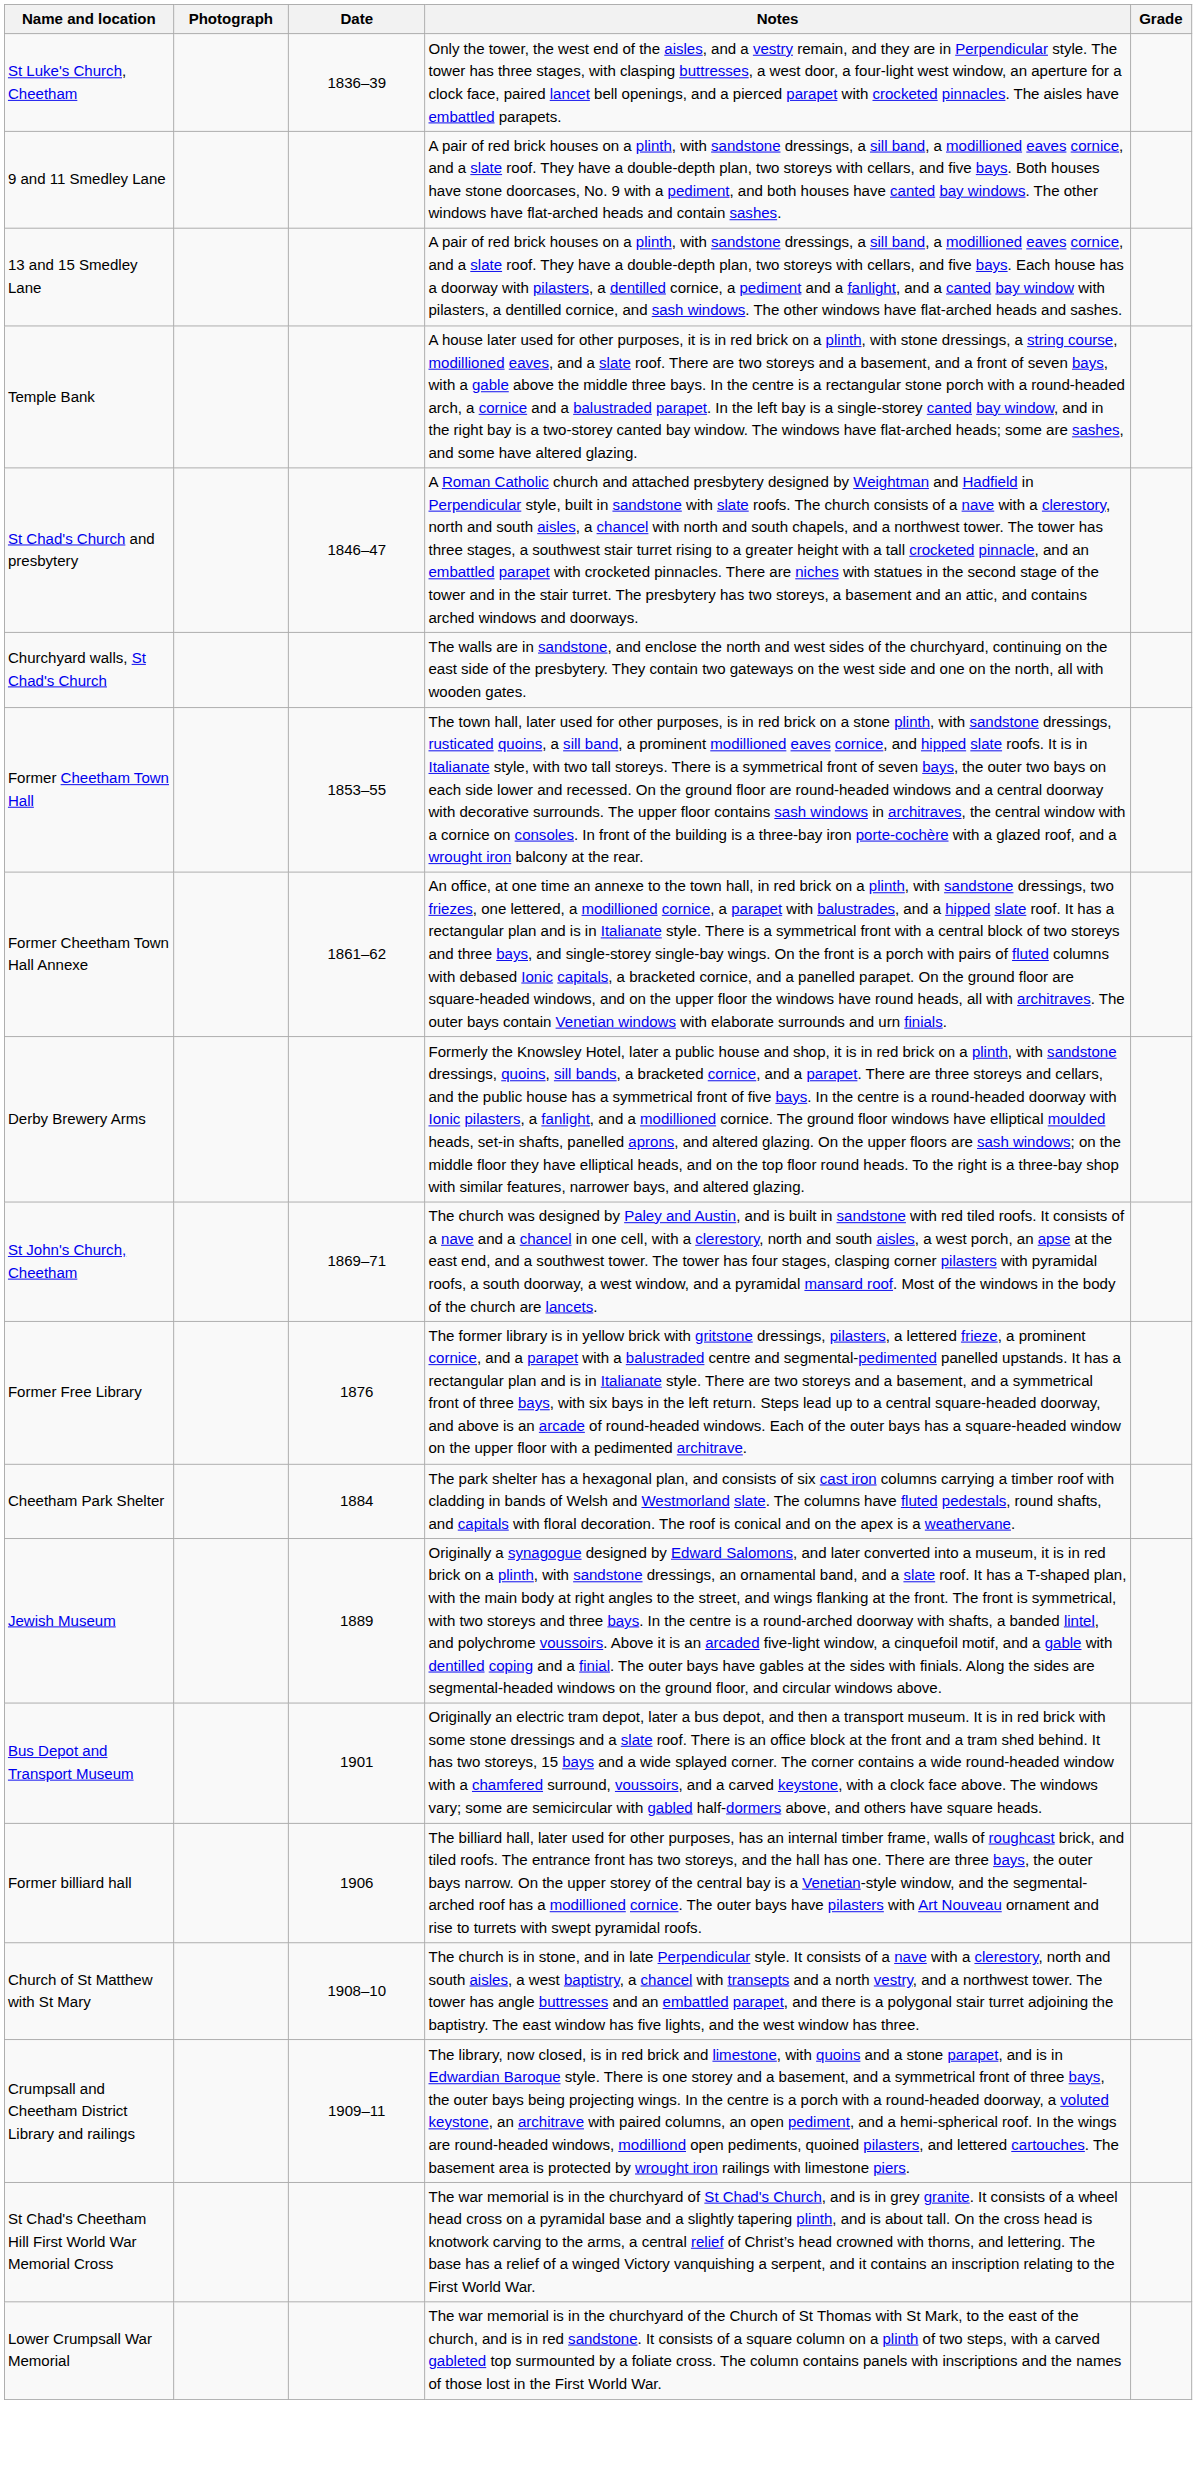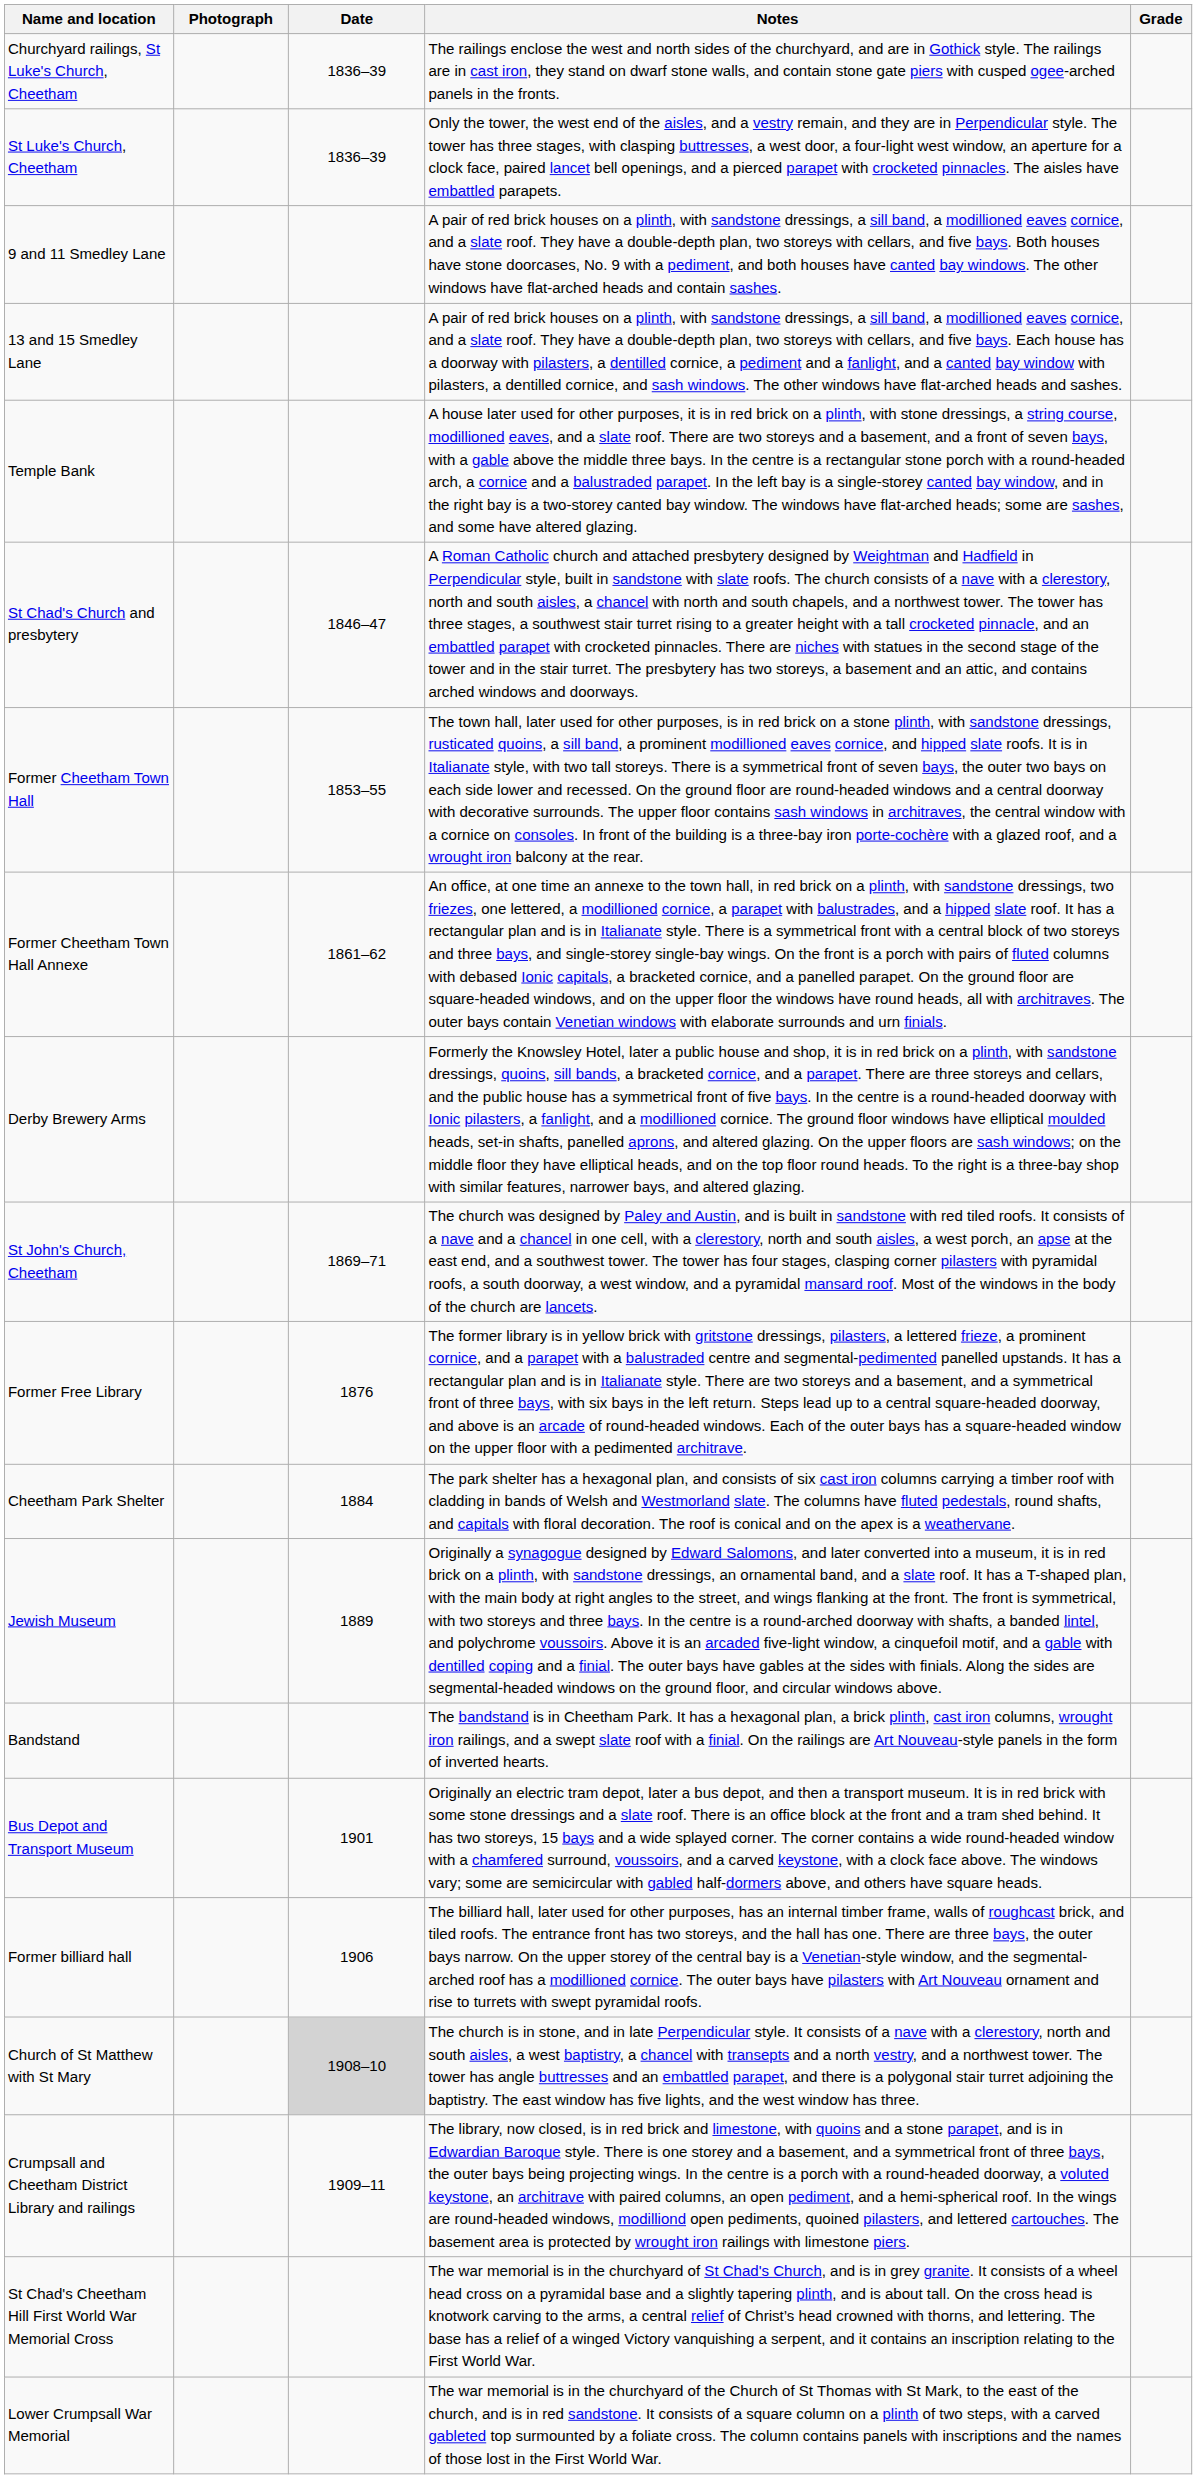+ row: (84, 71)
- row: (77, 669)
+ row: (44, 1740)
(357, 1991) no background -> (357, 2065) lightgrey background
